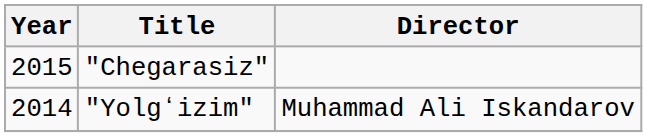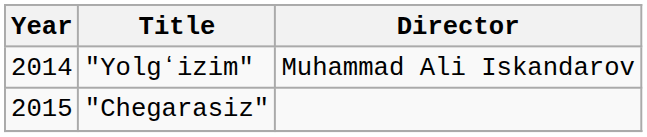rows swapped: (169, 109) <-> (177, 68)
